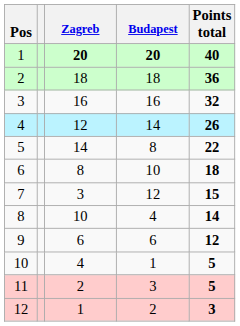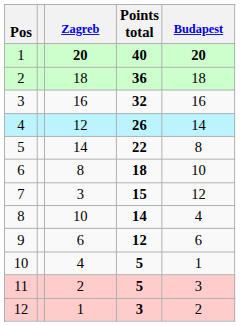columns swapped: (153, 29) <-> (212, 24)
